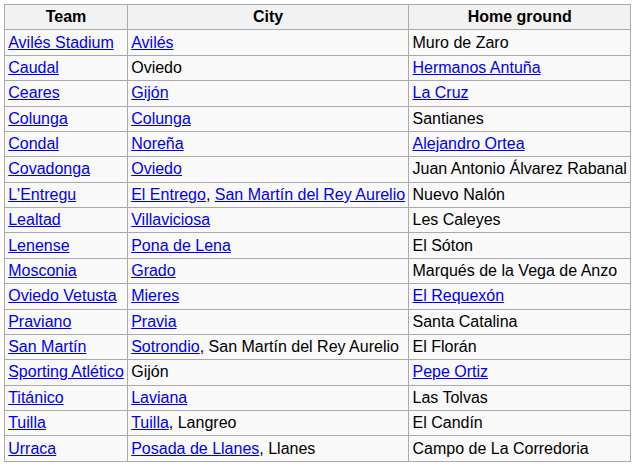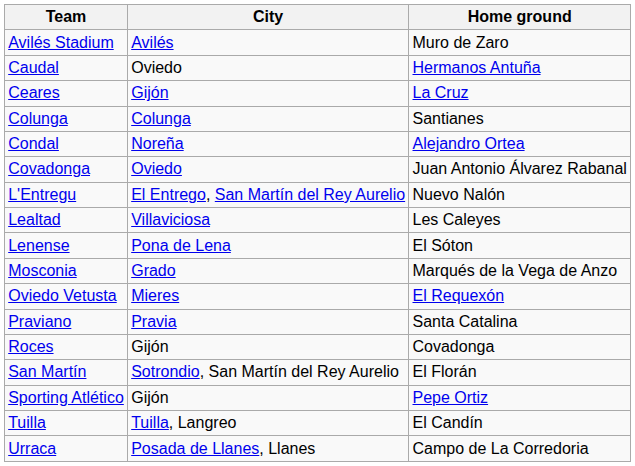+ row: (31, 347)
- row: (36, 397)
